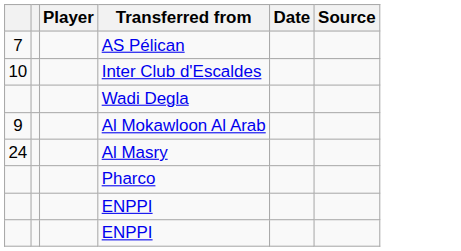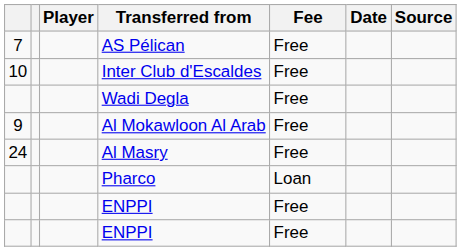+ column: (308, 17)
